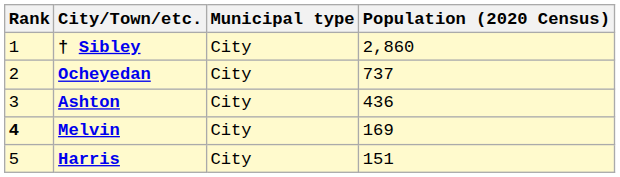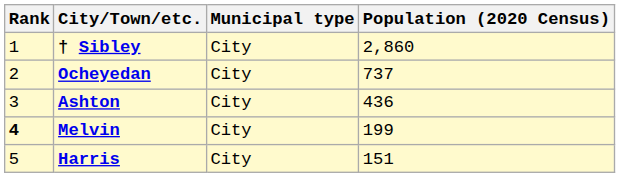(378, 131) 169 -> (378, 131) 199
